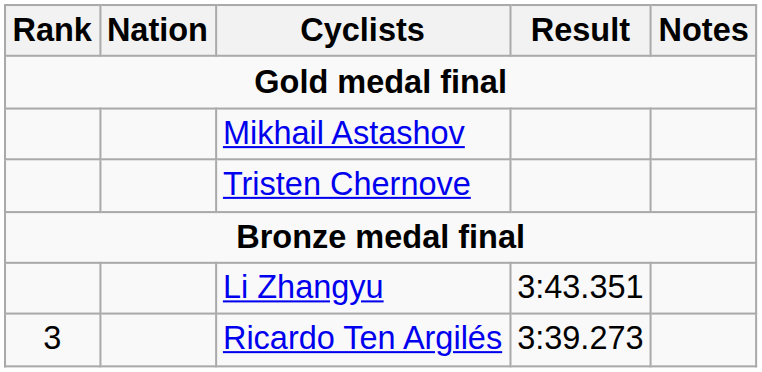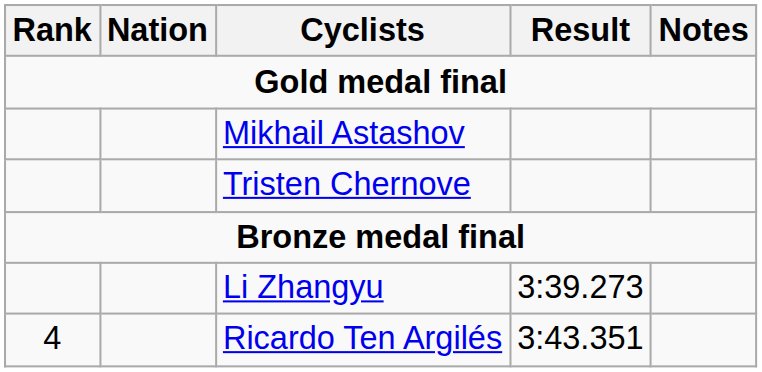(580, 287) 3:43.351 -> (580, 287) 3:39.273
(52, 339) 3 -> (52, 339) 4
(580, 339) 3:39.273 -> (580, 339) 3:43.351
